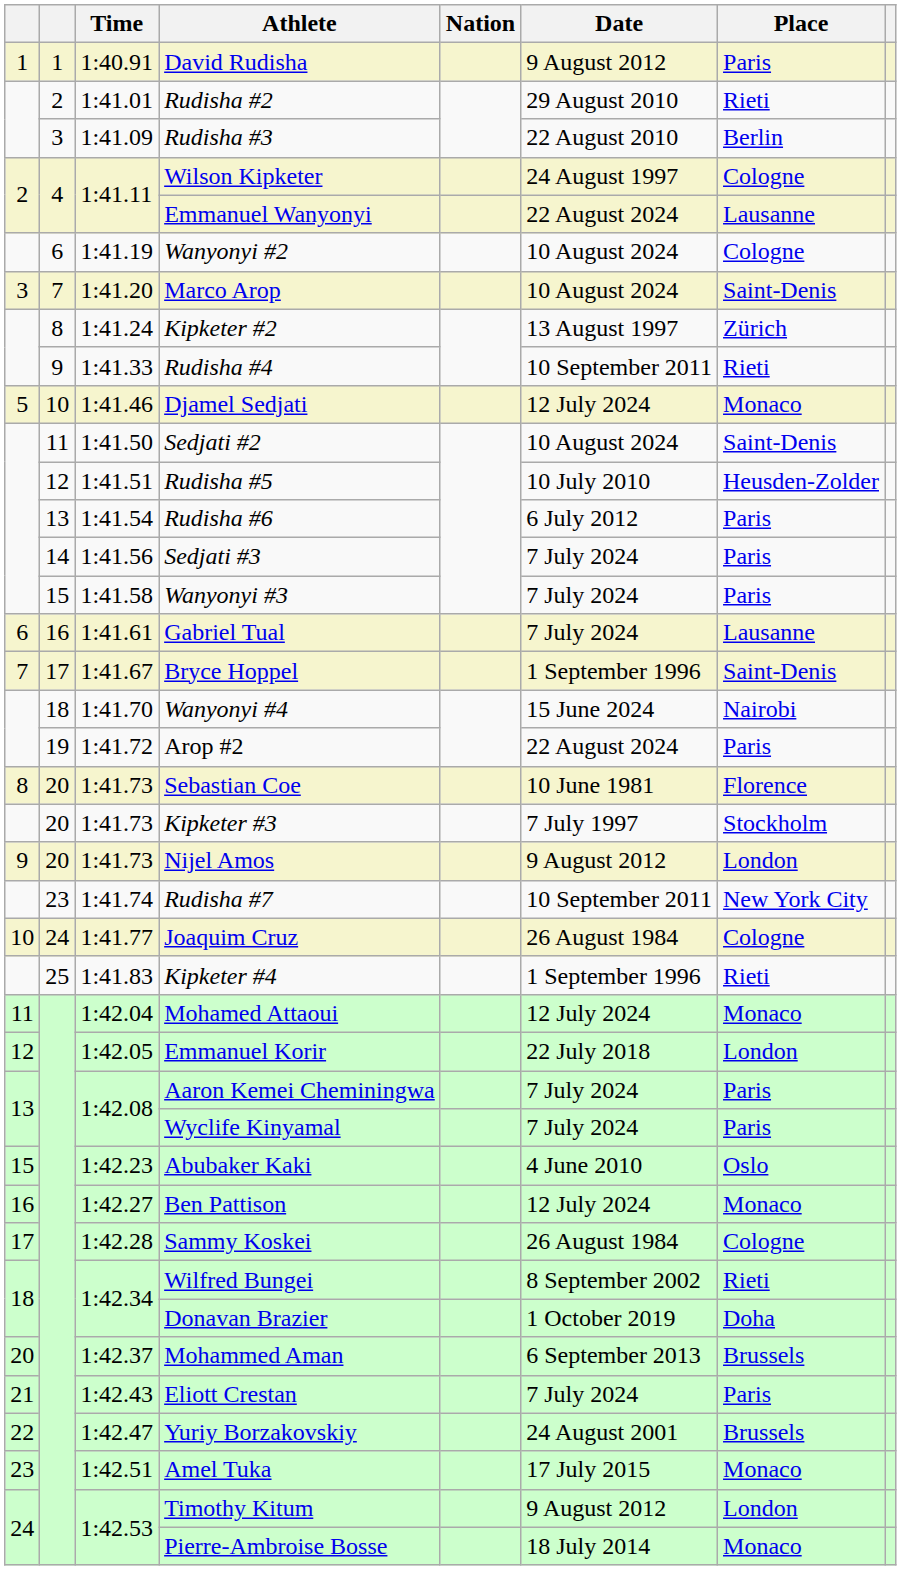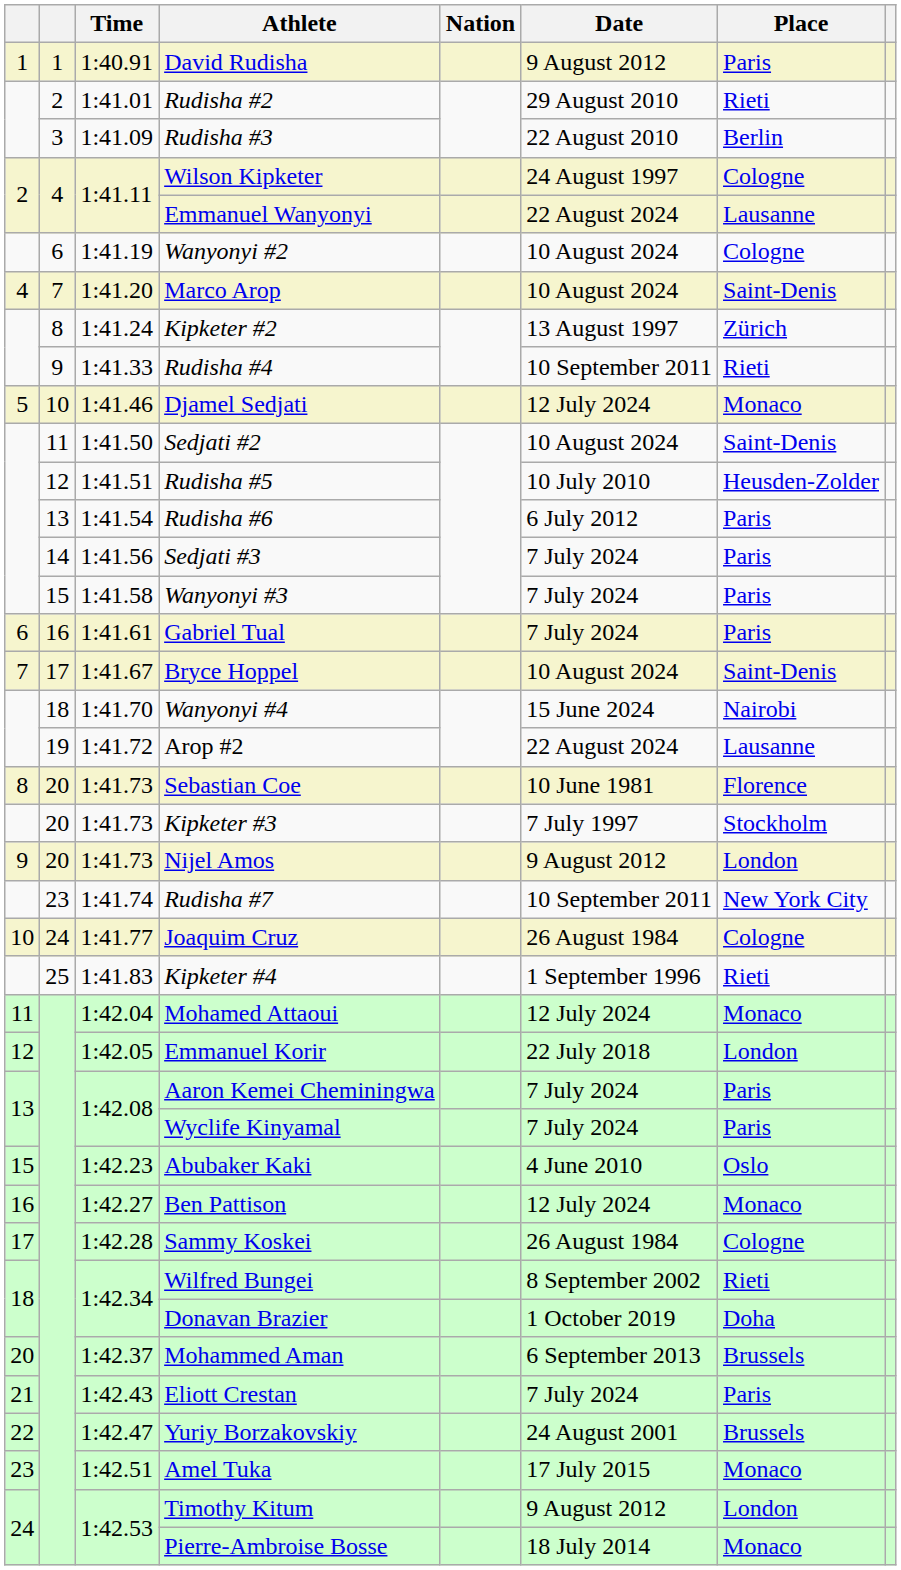(22, 289) 3 -> (22, 289) 4
(769, 632) Lausanne -> (747, 632) Paris
(614, 670) 1 September 1996 -> (602, 670) 10 August 2024
(747, 746) Paris -> (769, 746) Lausanne
